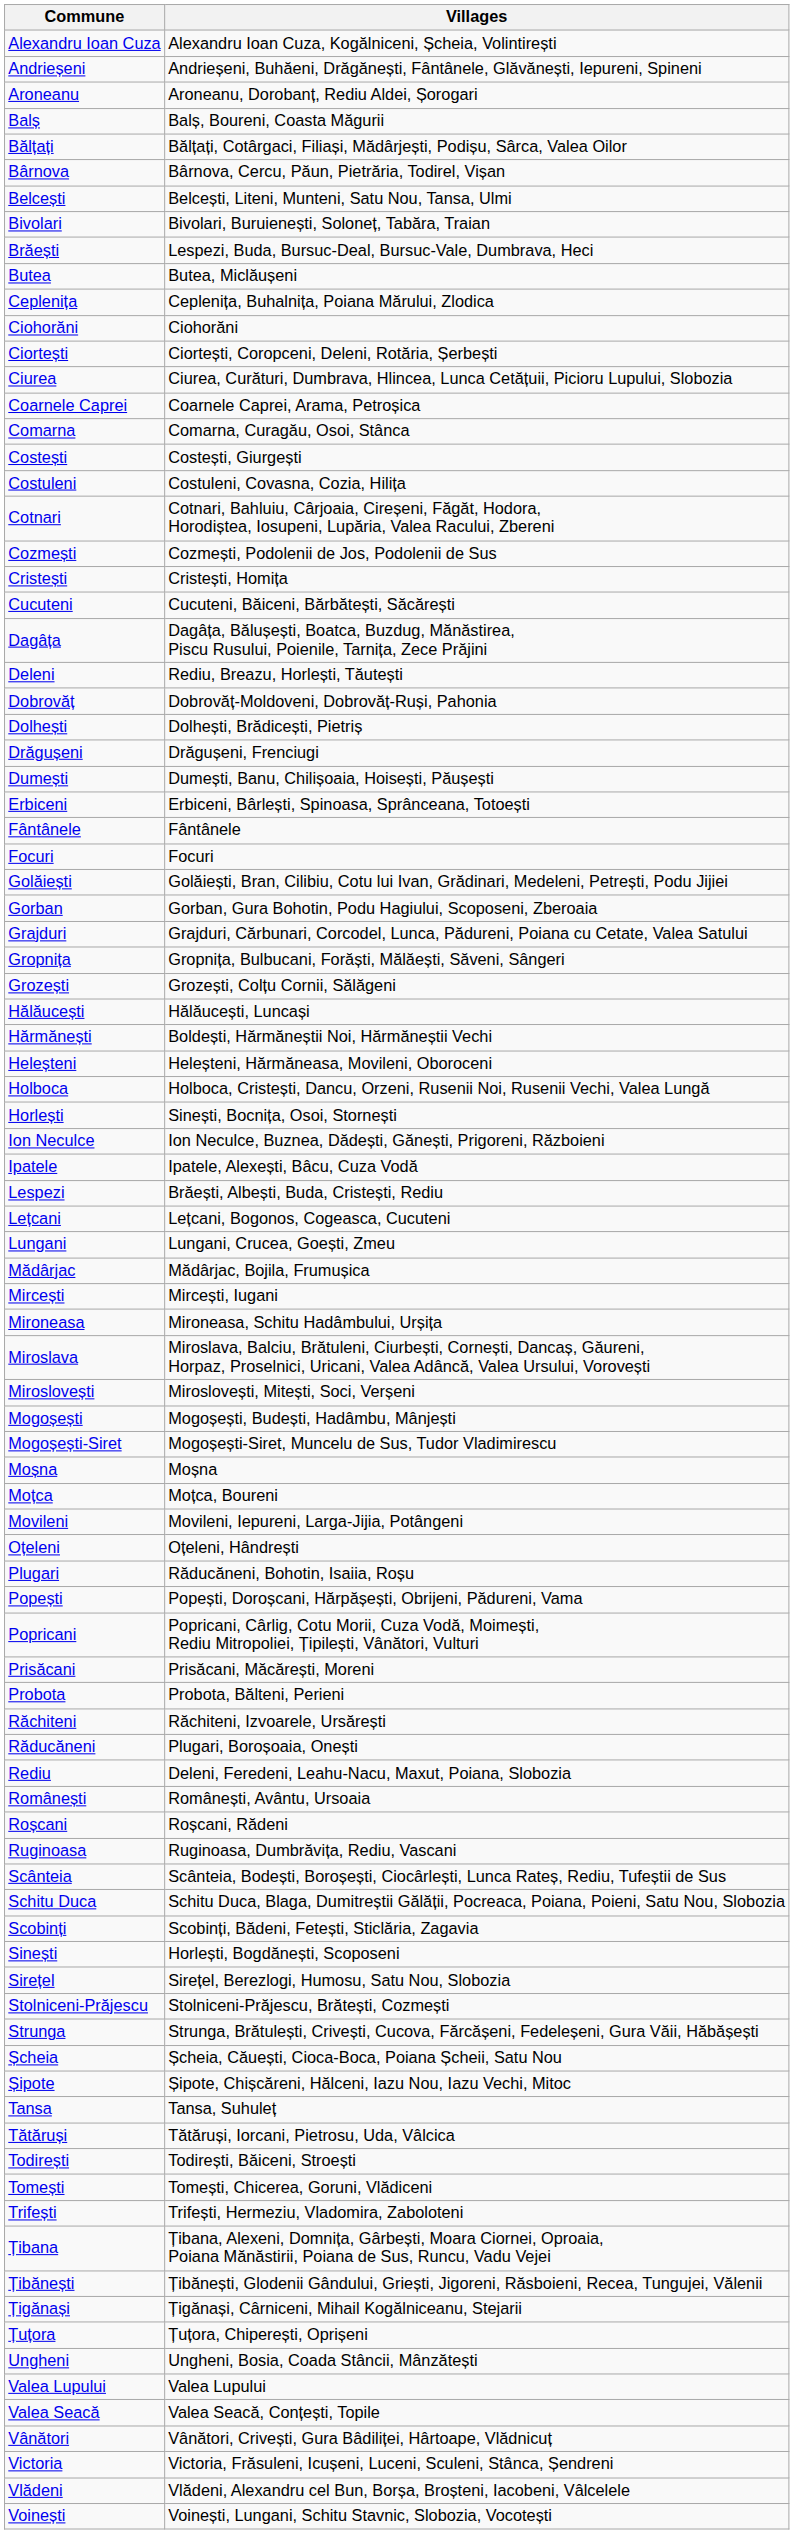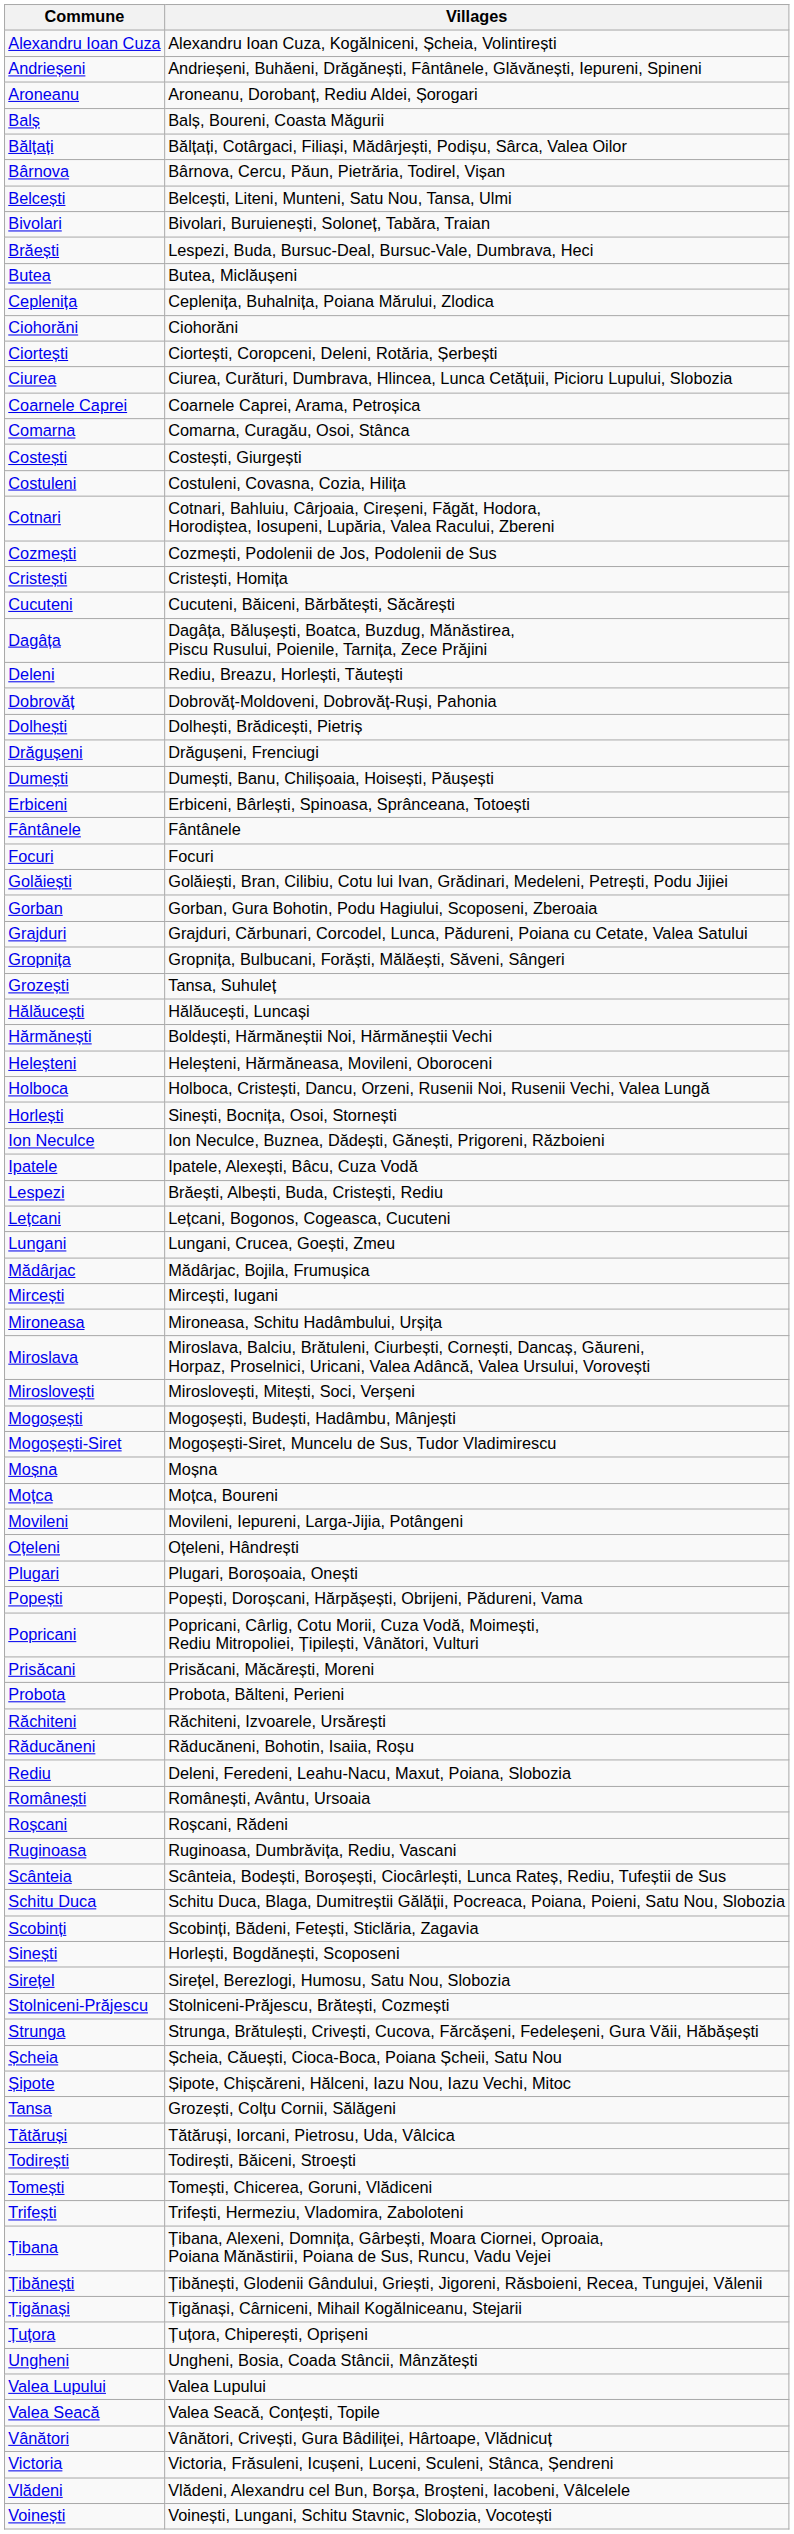(282, 985) Grozești, Colțu Cornii, Sălăgeni -> (222, 985) Tansa, Suhuleț
(291, 1573) Răducăneni, Bohotin, Isaiia, Roșu -> (263, 1573) Plugari, Boroșoaia, Onești
(263, 1747) Plugari, Boroșoaia, Onești -> (291, 1747) Răducăneni, Bohotin, Isaiia, Roșu
(222, 2109) Tansa, Suhuleț -> (282, 2109) Grozești, Colțu Cornii, Sălăgeni
